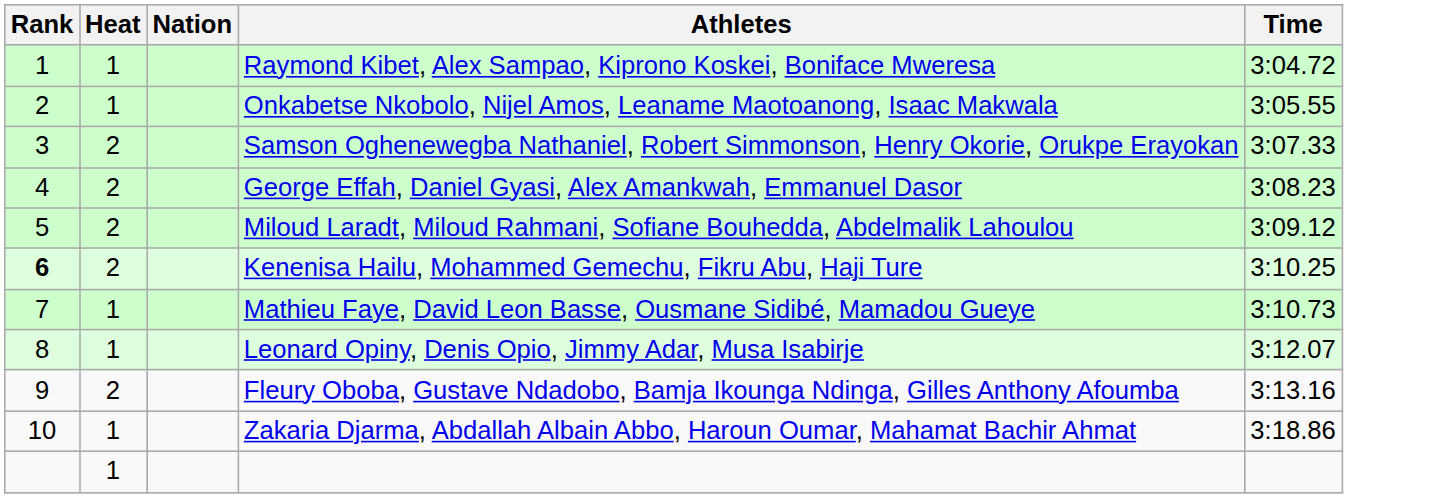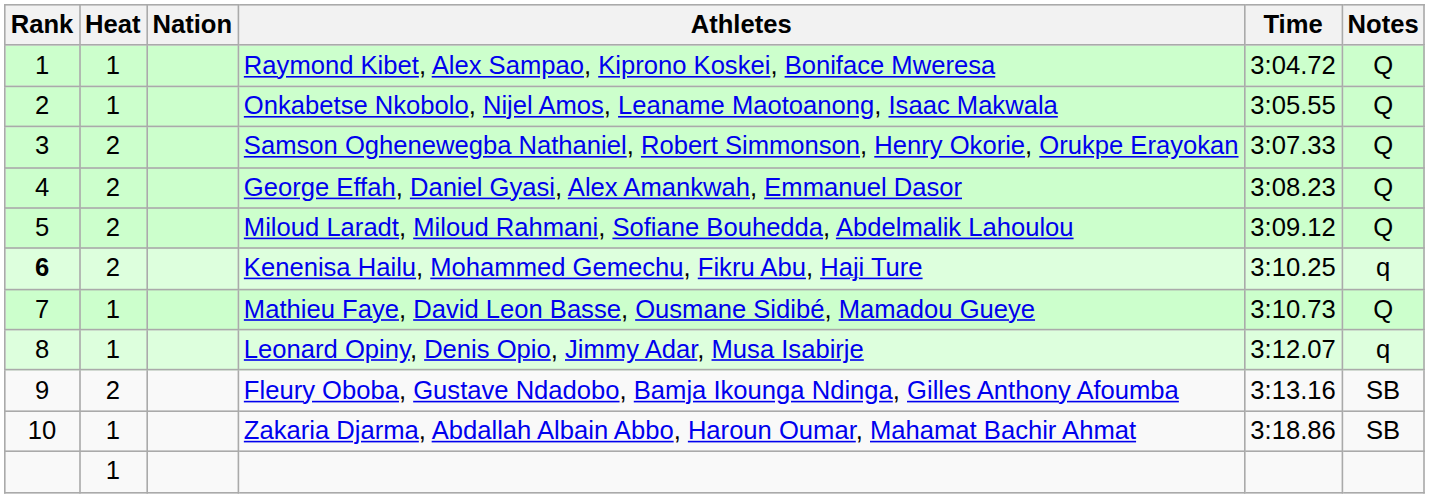+ column: (1383, 24)
